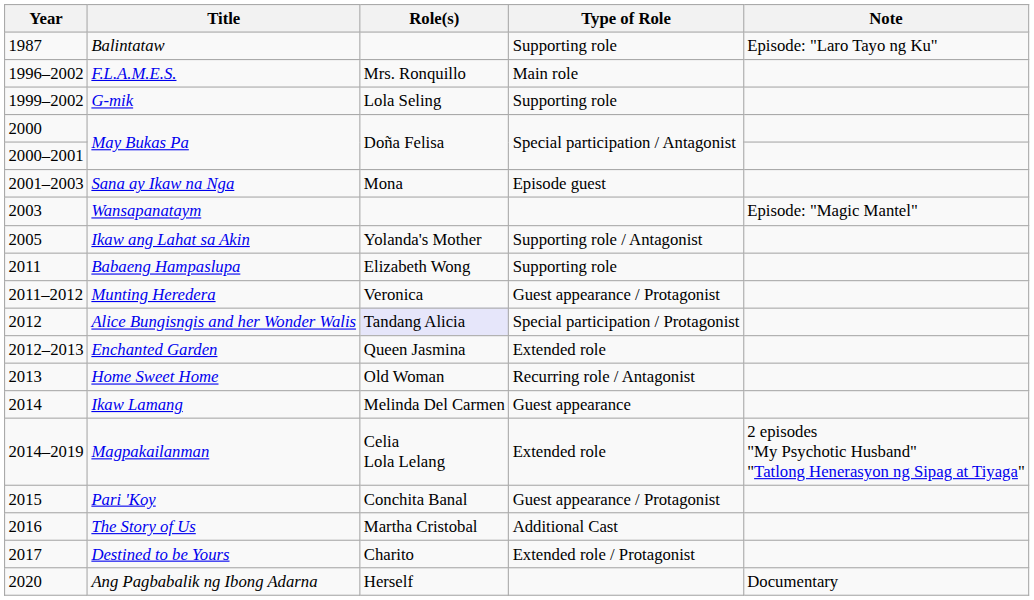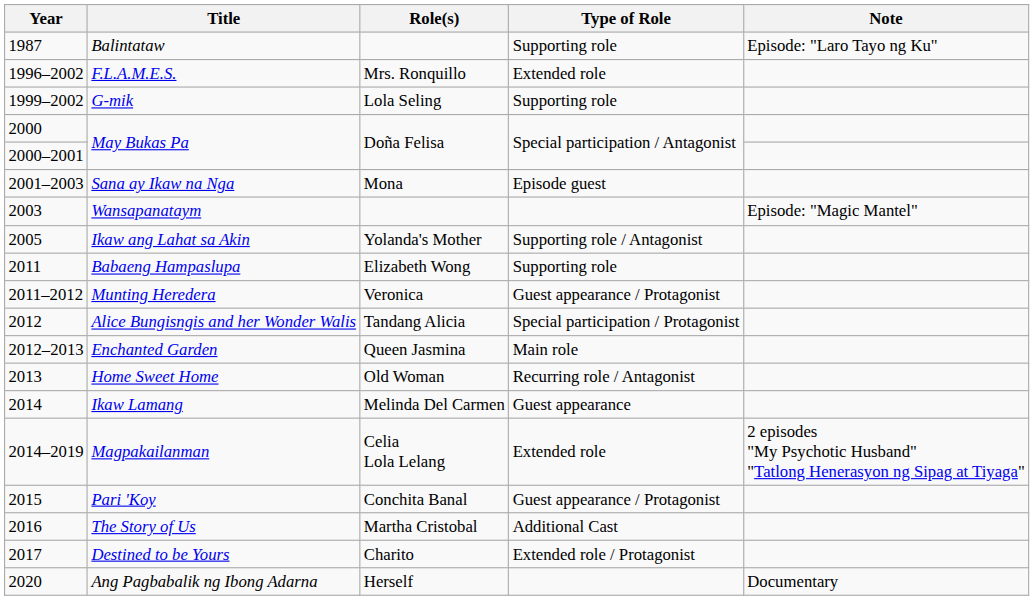(545, 73) Main role -> (559, 73) Extended role
(414, 321) lavender background -> (414, 321) no background
(559, 349) Extended role -> (545, 349) Main role
